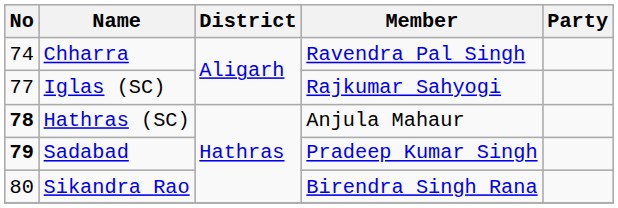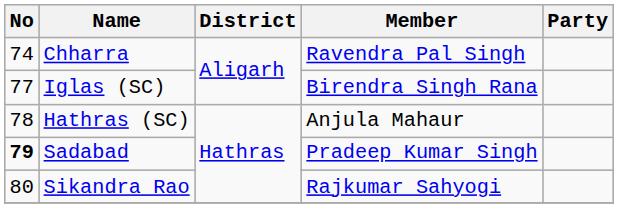(404, 87) Rajkumar Sahyogi -> (422, 87) Birendra Singh Rana
(22, 120) bold -> (22, 120) normal
(422, 187) Birendra Singh Rana -> (404, 187) Rajkumar Sahyogi
